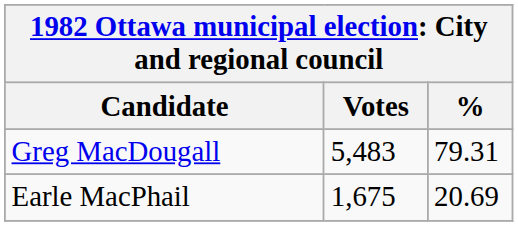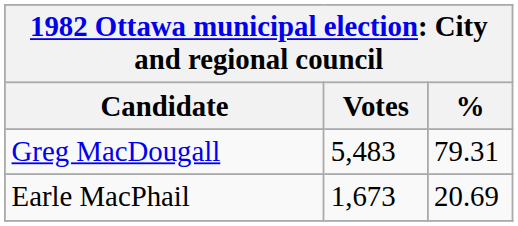(363, 196) 1,675 -> (363, 196) 1,673
